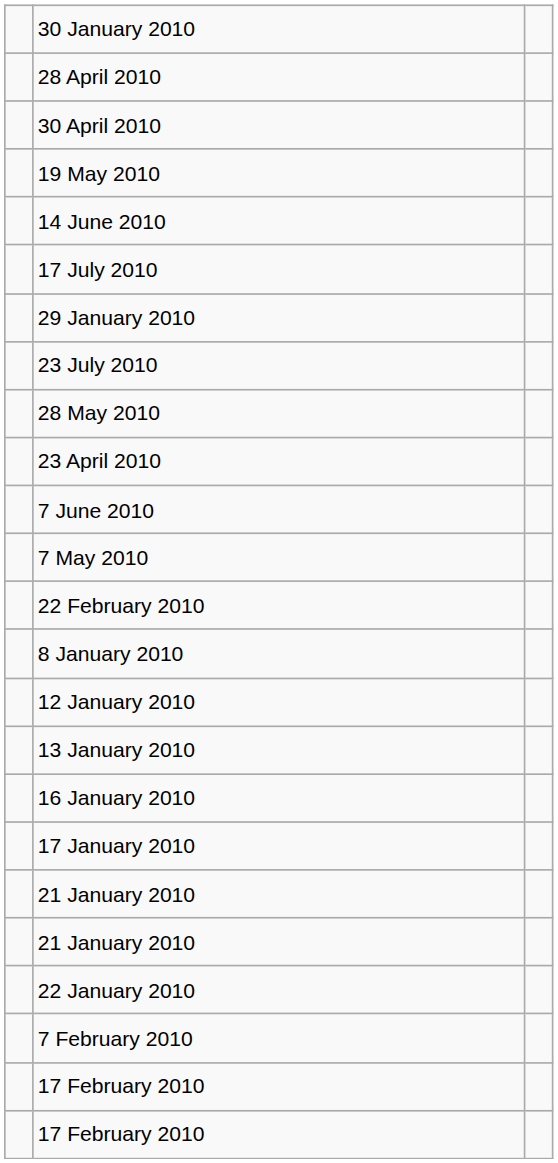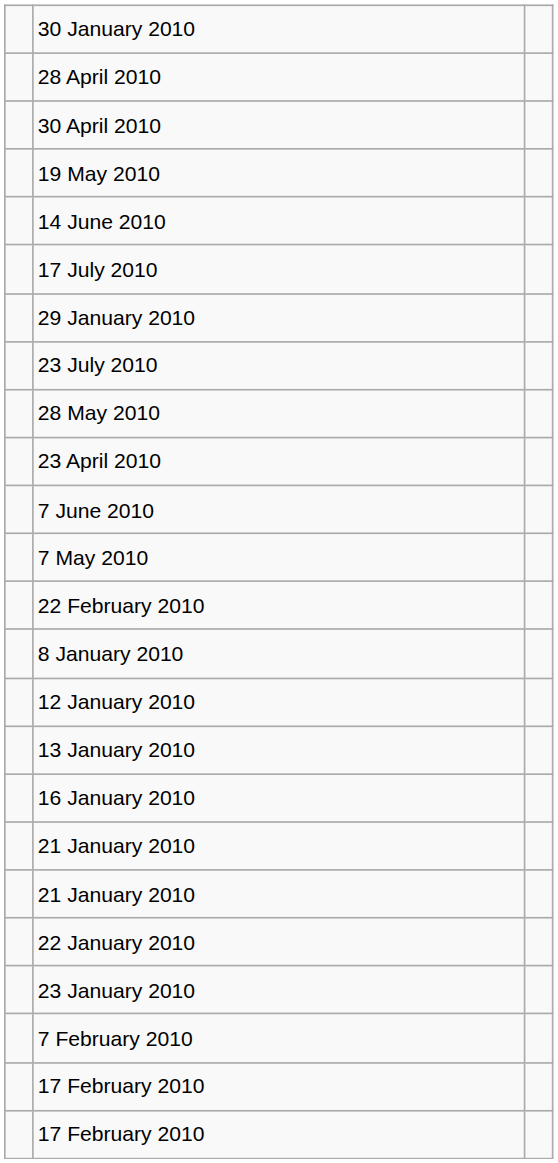- row: (19, 846)
+ row: (19, 990)
